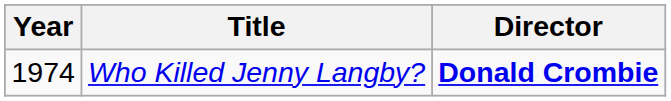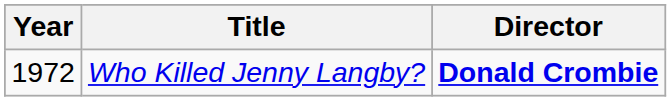(43, 72) 1974 -> (43, 72) 1972
